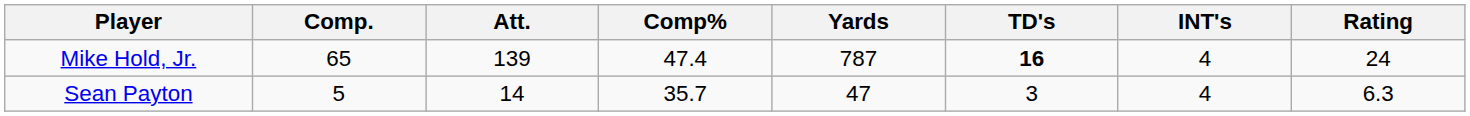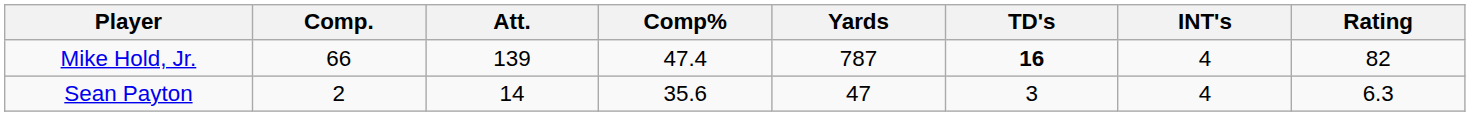(339, 57) 65 -> (339, 57) 66
(1378, 57) 24 -> (1378, 57) 82
(339, 93) 5 -> (339, 93) 2
(685, 93) 35.7 -> (685, 93) 35.6
